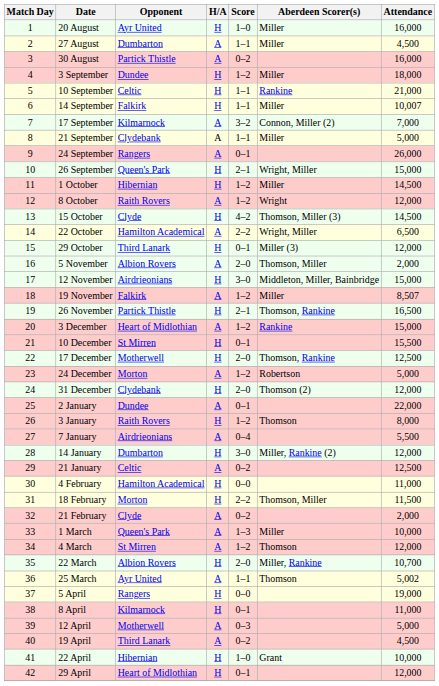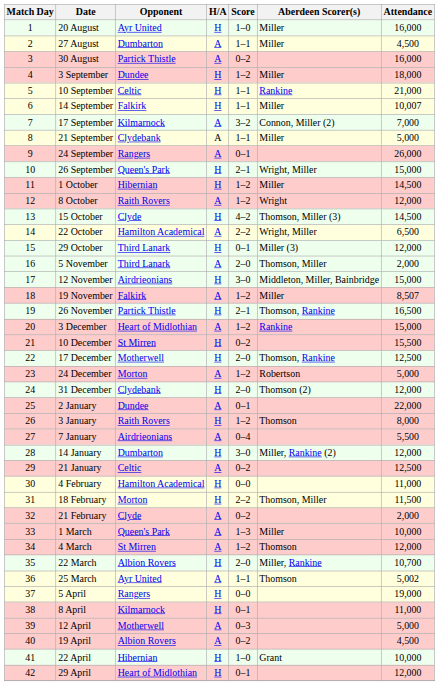(147, 264) Albion Rovers -> (144, 264) Third Lanark
(243, 342) 0–1 -> (243, 342) 0–2
(144, 641) Third Lanark -> (147, 641) Albion Rovers
